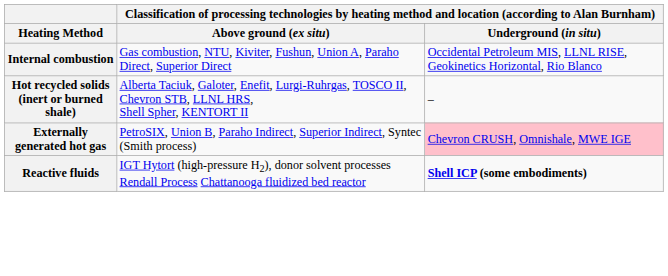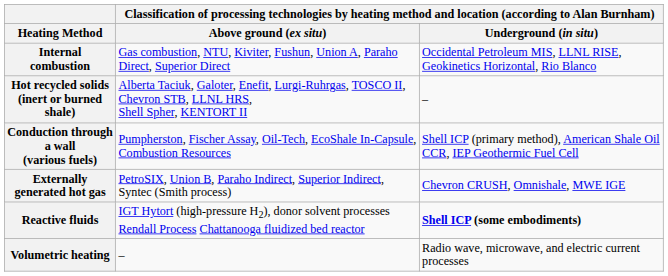+ row: (60, 146)
(529, 139) pink background -> (524, 185) no background
+ row: (60, 254)
